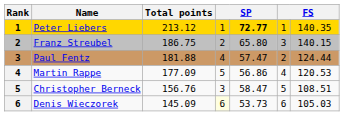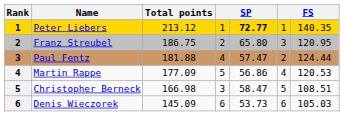(315, 42) 140.15 -> (315, 42) 120.95
(179, 88) 156.76 -> (179, 88) 166.98
(222, 104) lightyellow background -> (222, 104) no background
